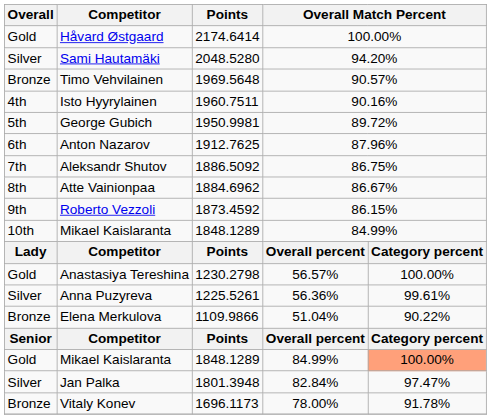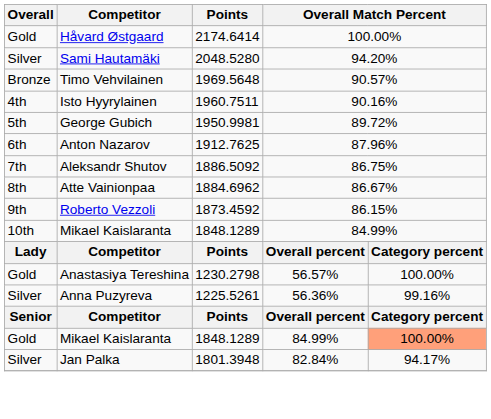(427, 295) 99.61% -> (427, 295) 99.16%
- row: (29, 317)
(427, 381) 97.47% -> (427, 360) 94.17%
- row: (29, 403)
